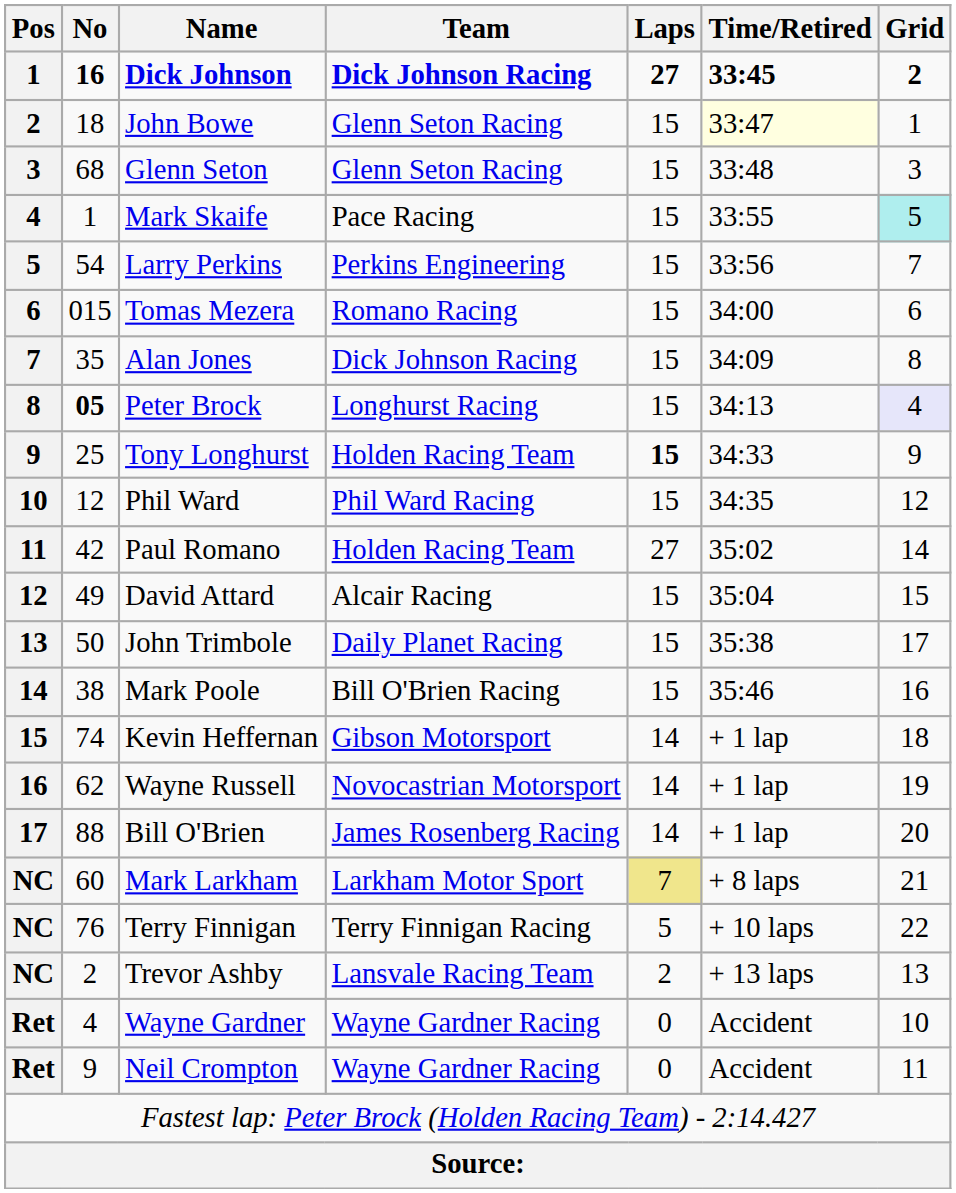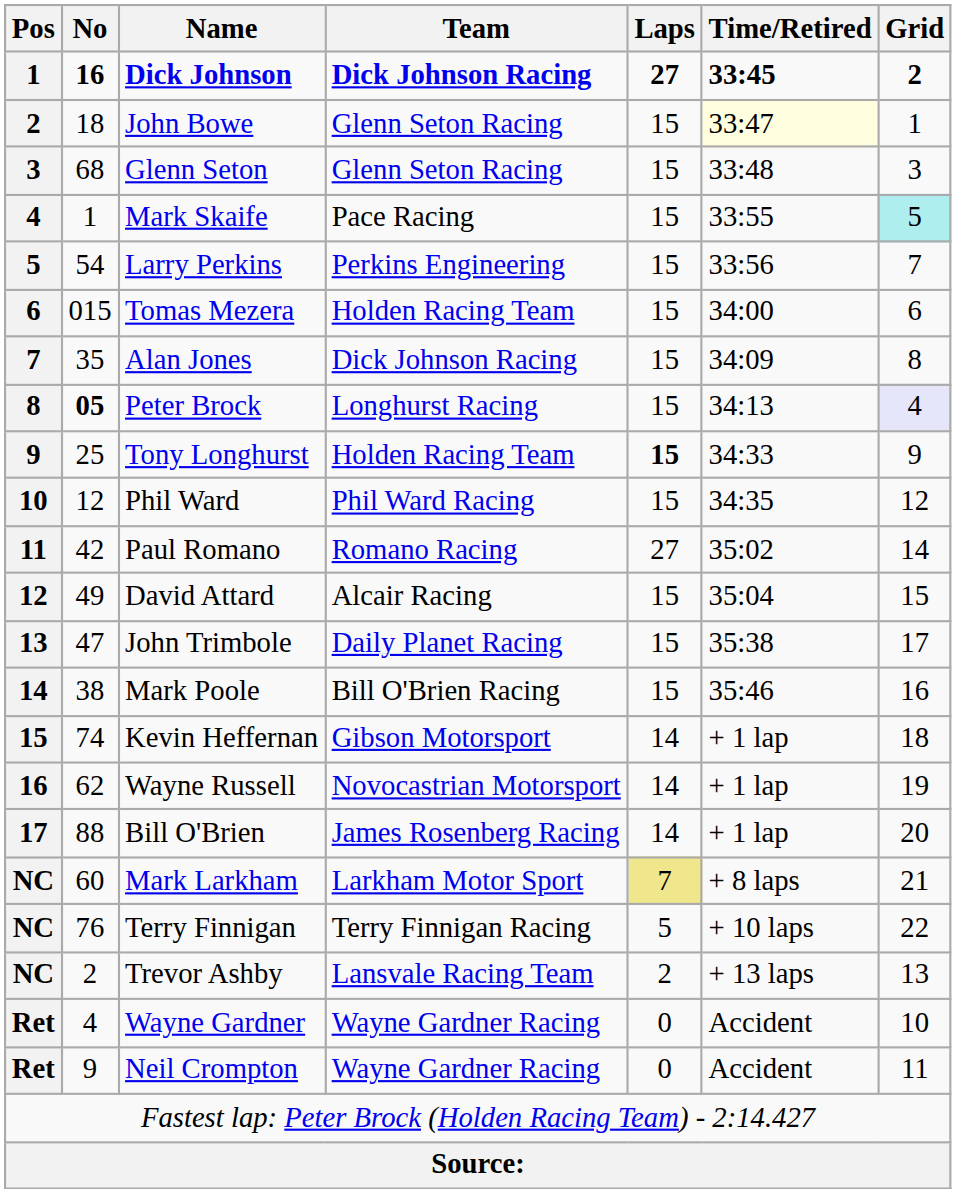(424, 311) Romano Racing -> (453, 311) Holden Racing Team
(453, 548) Holden Racing Team -> (424, 548) Romano Racing
(90, 643) 50 -> (90, 643) 47
